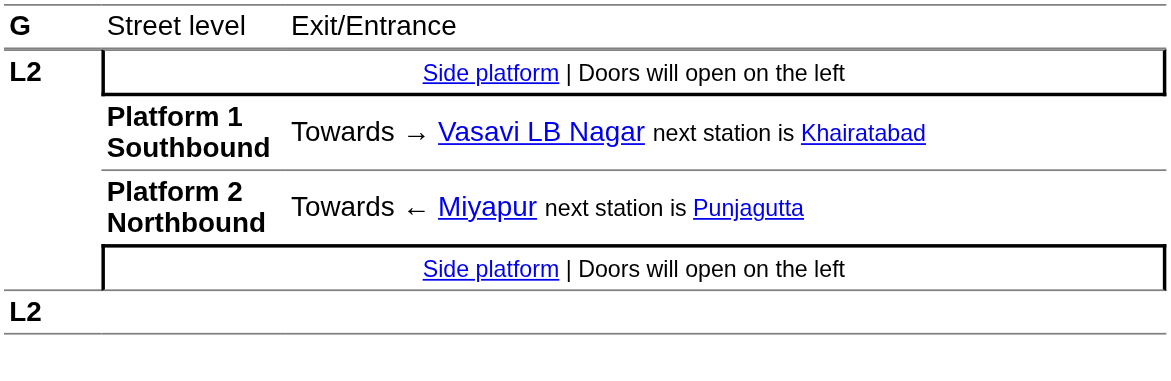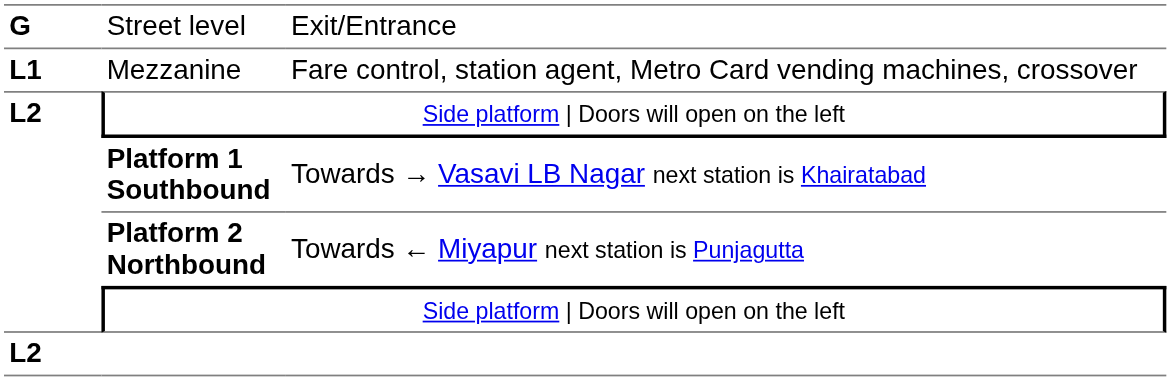+ row: (174, 69)
